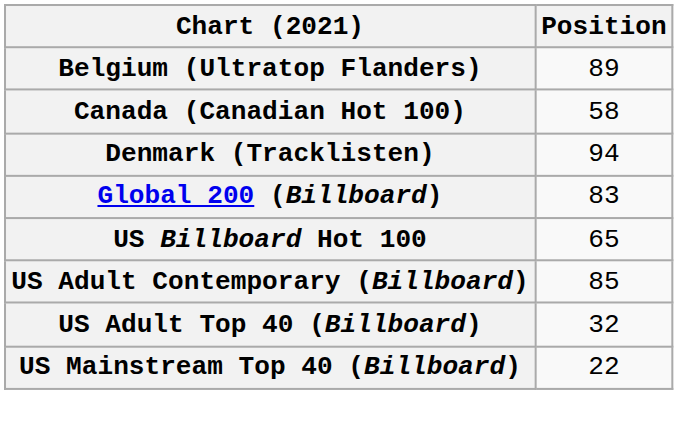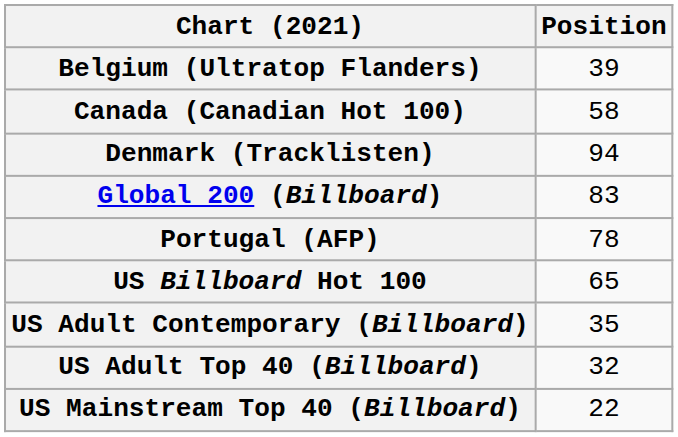(604, 69) 89 -> (604, 69) 39
+ row: (270, 239)
(604, 282) 85 -> (604, 324) 35
